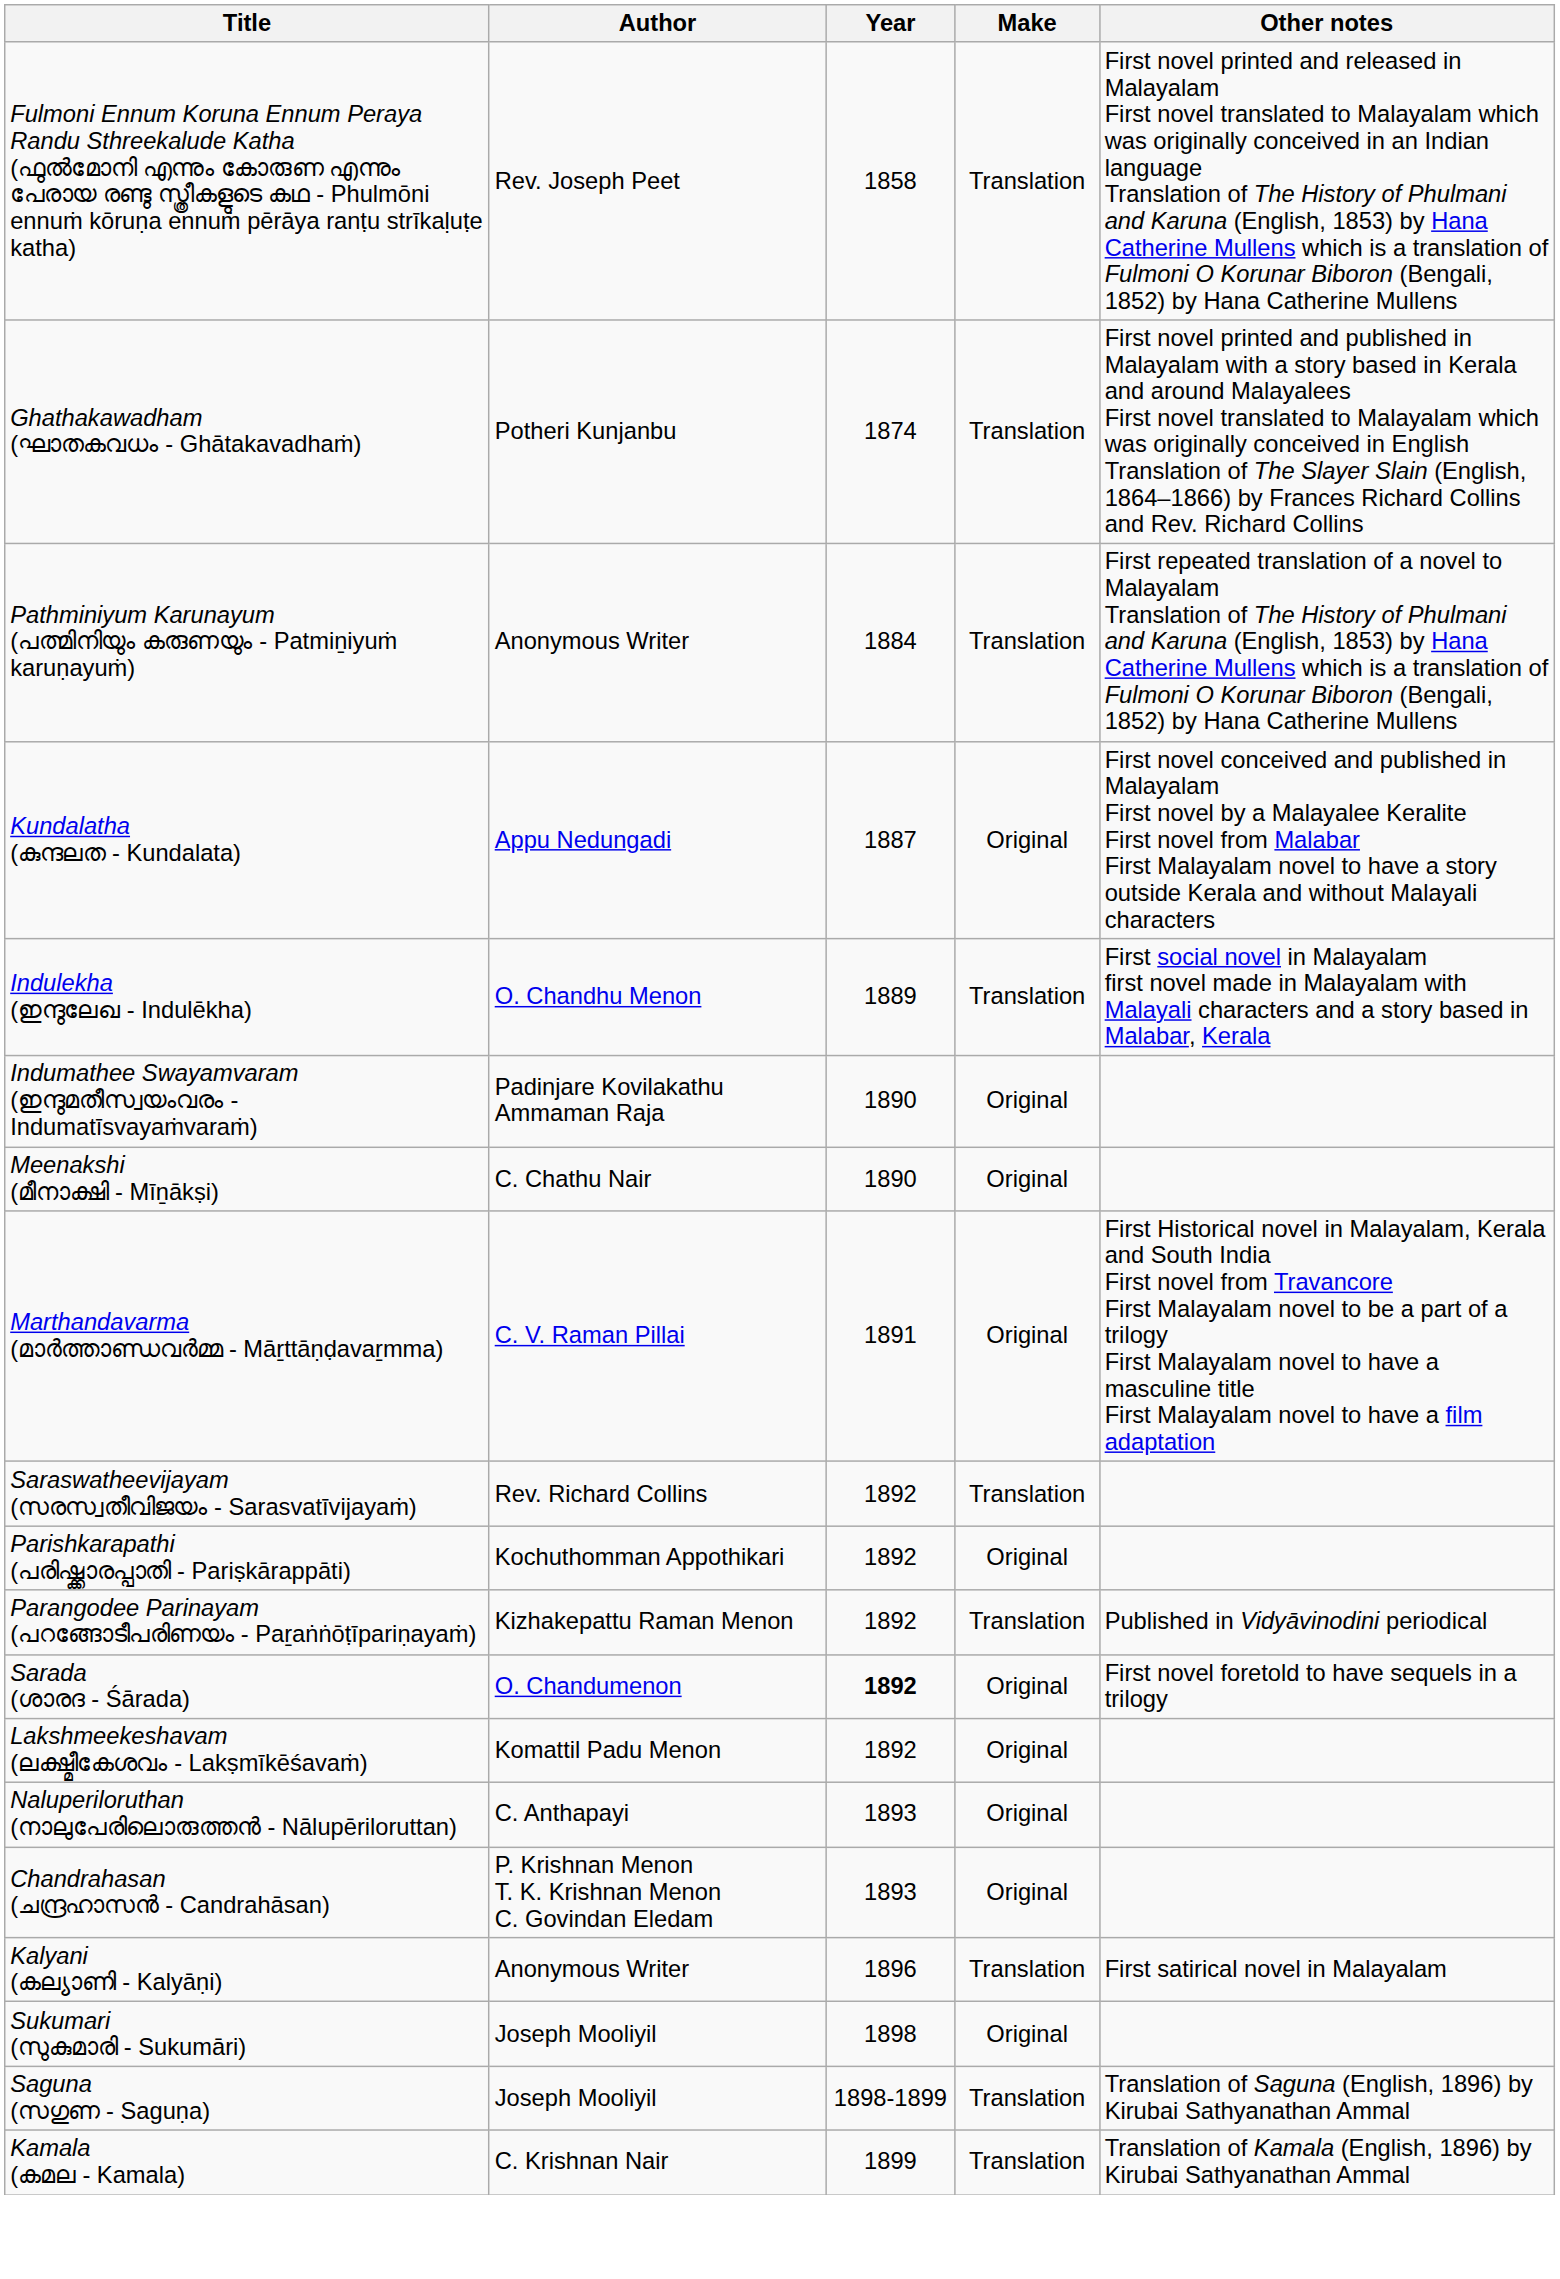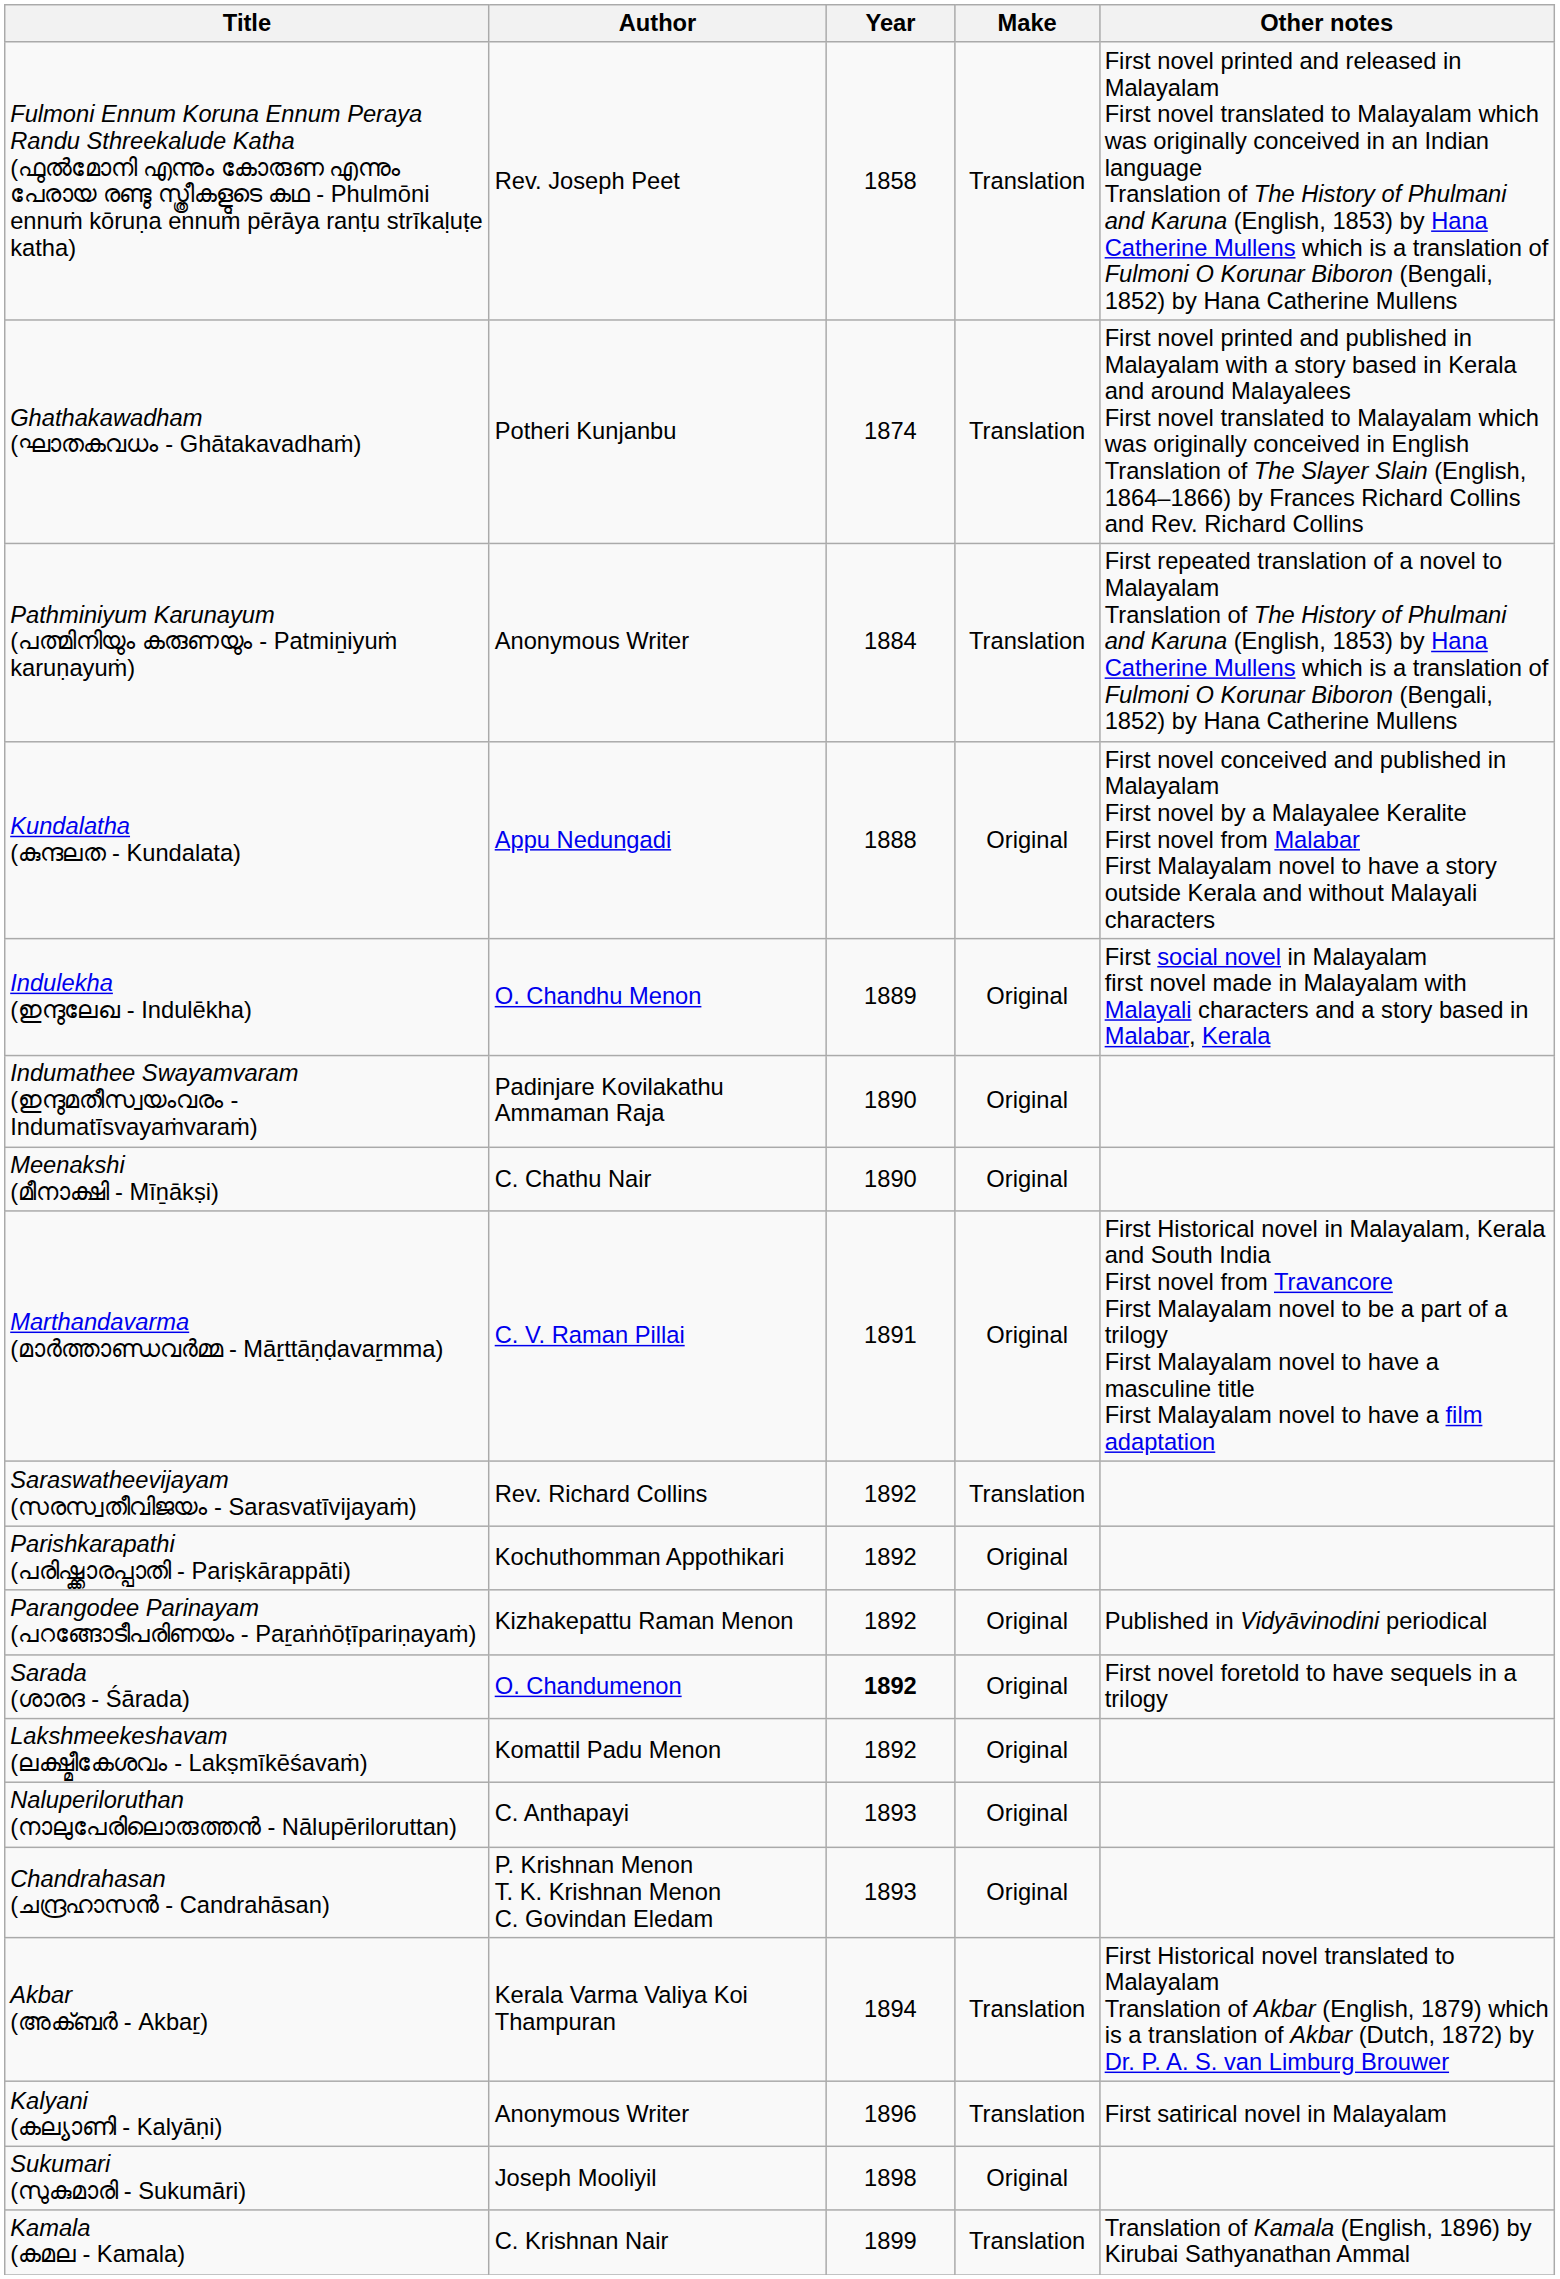(890, 839) 1887 -> (890, 839) 1888
(1027, 996) Translation -> (1027, 996) Original
(1027, 1621) Translation -> (1027, 1621) Original
+ row: (109, 2009)
- row: (110, 2097)
